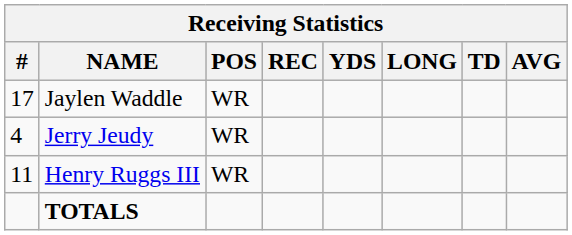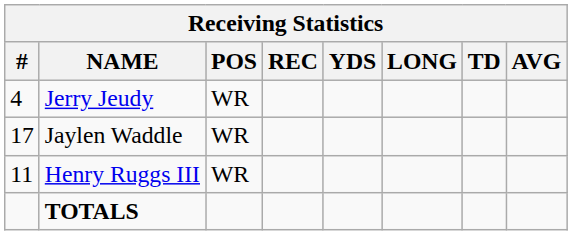rows swapped: (99, 135) <-> (114, 98)
